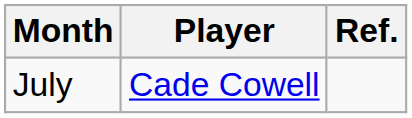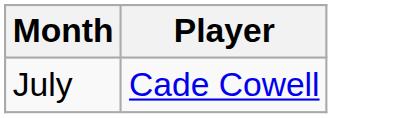- column: (367, 31)
